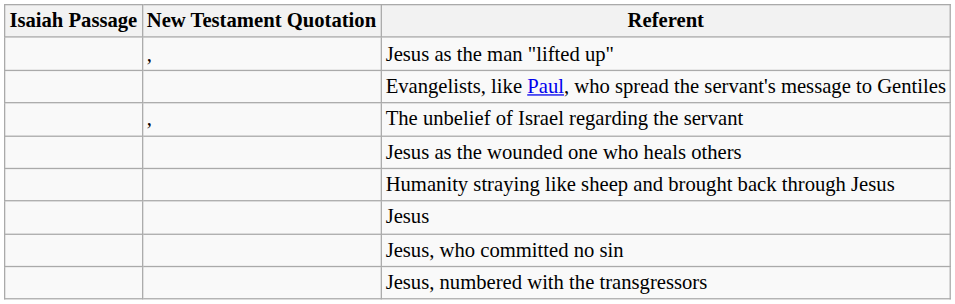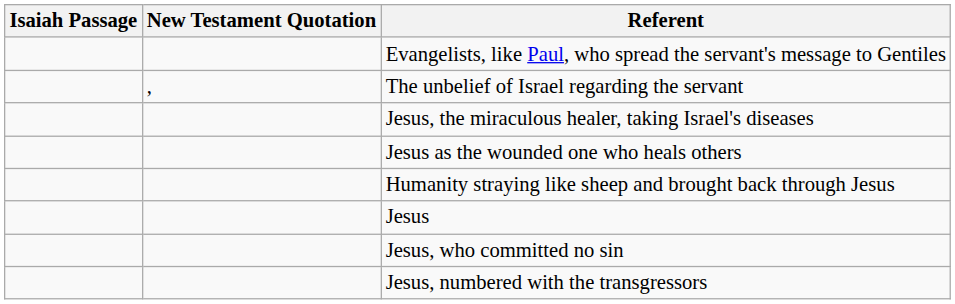- row: (500, 53)
+ row: (600, 119)
